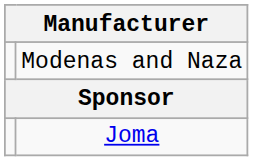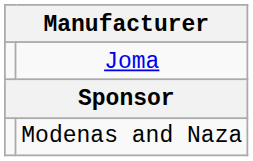rows swapped: (132, 136) <-> (132, 61)
